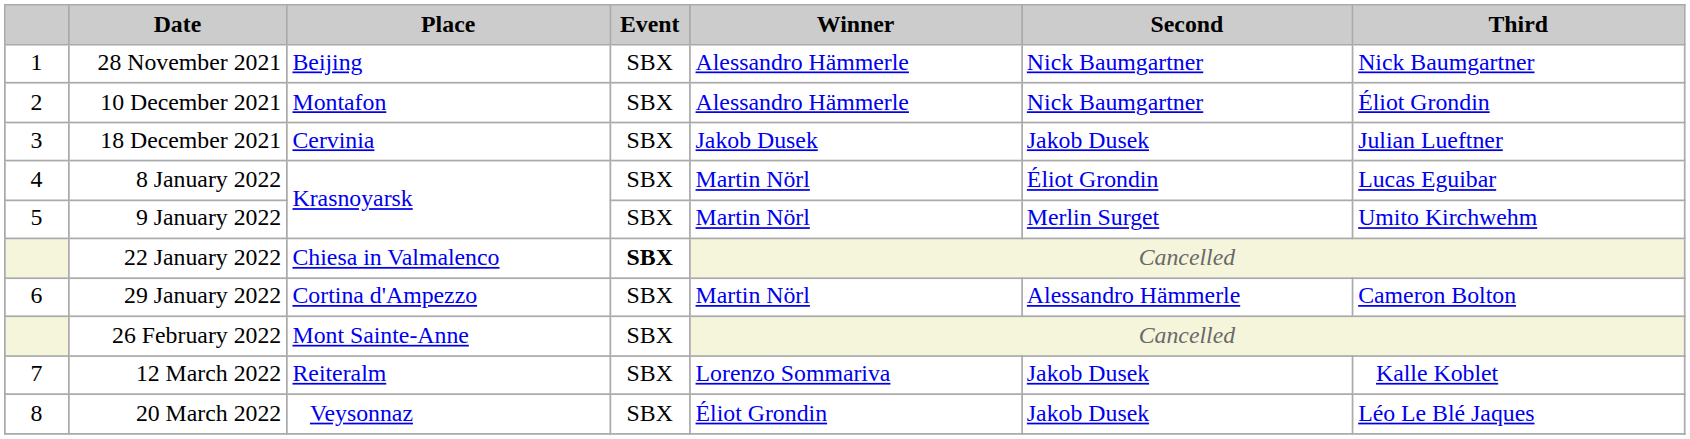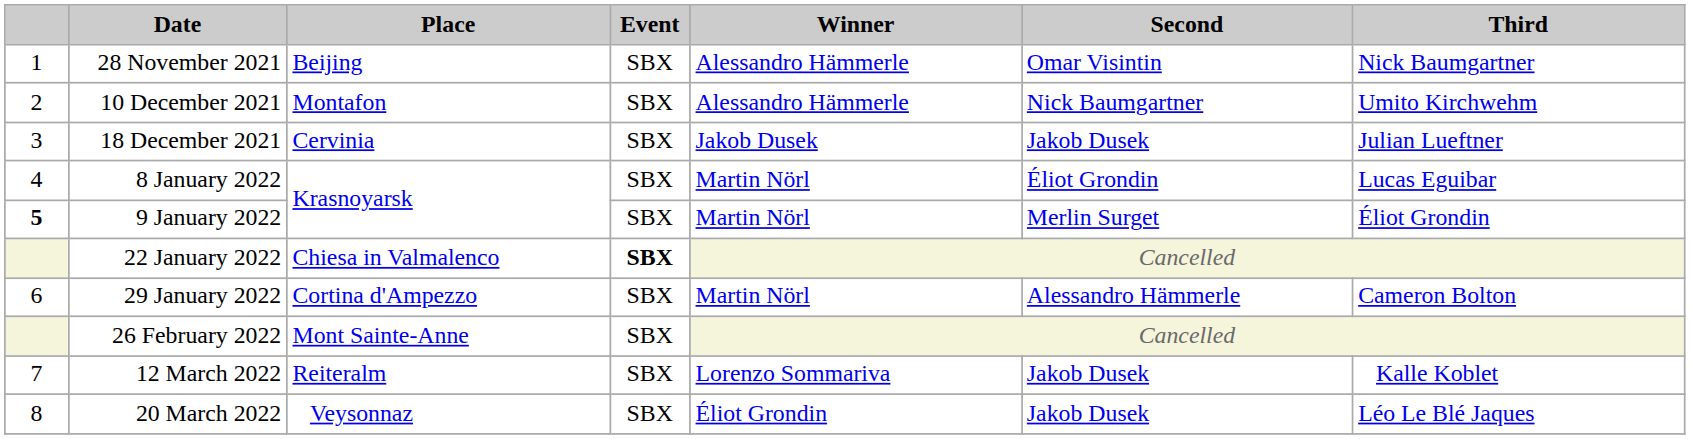(1115, 62) Nick Baumgartner -> (1094, 62) Omar Visintin
(1424, 101) Éliot Grondin -> (1448, 101) Umito Kirchwehm
(36, 218) normal -> (36, 218) bold
(1448, 218) Umito Kirchwehm -> (1424, 218) Éliot Grondin
